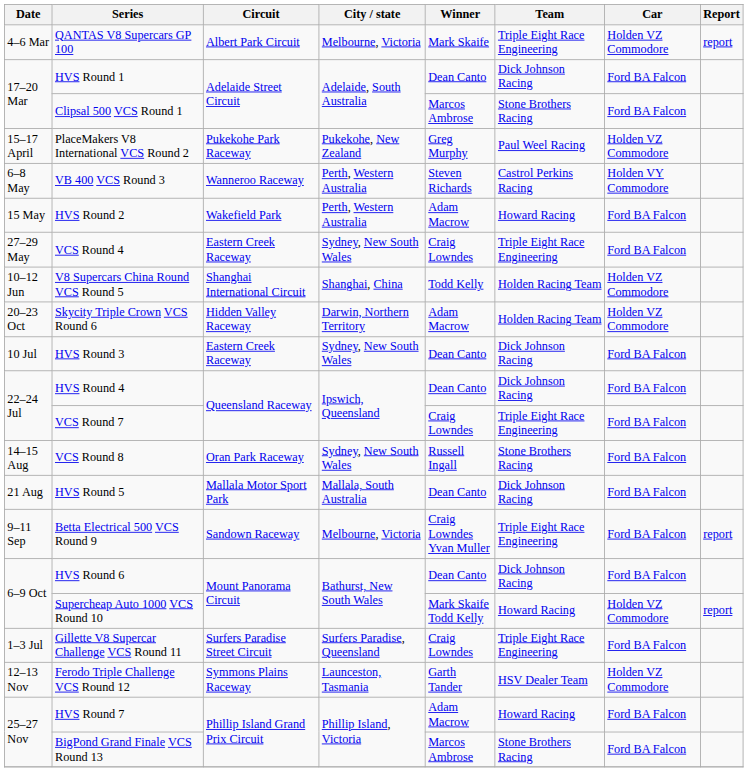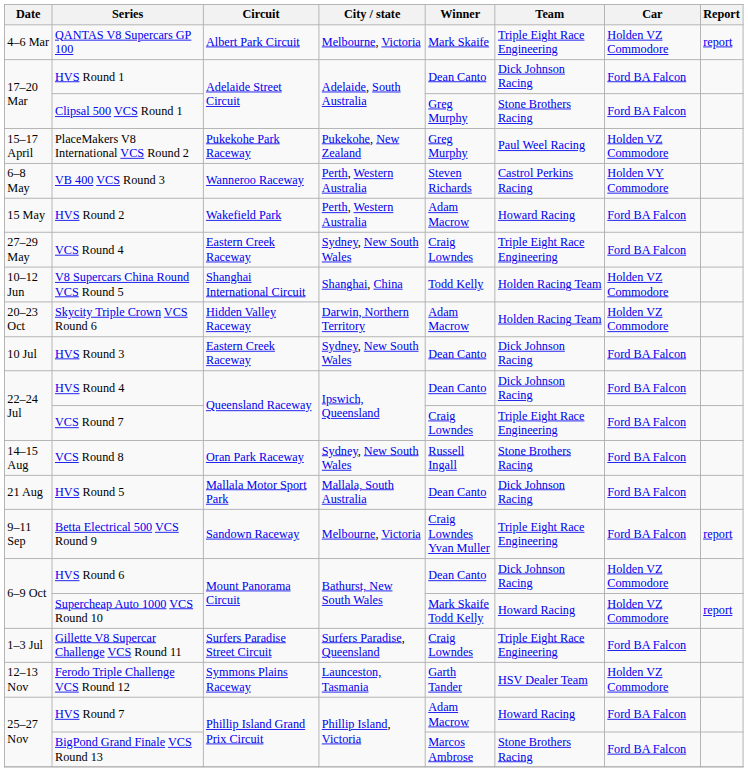(451, 111) Marcos Ambrose -> (448, 111) Greg Murphy
(647, 576) Ford BA Falcon -> (638, 576) Holden VZ Commodore
